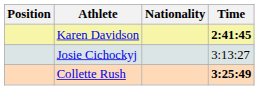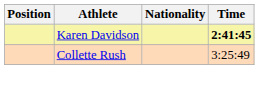- row: (97, 54)
(231, 74) bold -> (231, 54) normal
